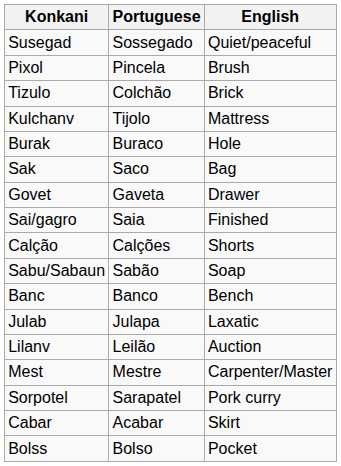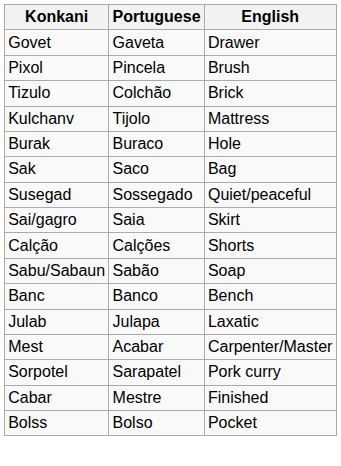rows swapped: (30, 194) <-> (40, 42)
(238, 220) Finished -> (224, 220) Skirt
- row: (29, 347)
(137, 372) Mestre -> (138, 347) Acabar
(138, 423) Acabar -> (137, 397) Mestre
(224, 423) Skirt -> (238, 397) Finished
